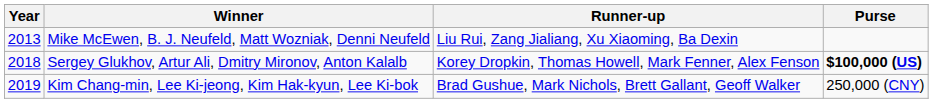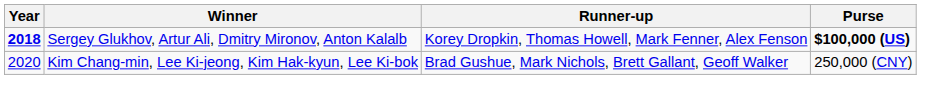- row: (239, 39)
(24, 62) normal -> (24, 39) bold
(24, 86) 2019 -> (24, 62) 2020
